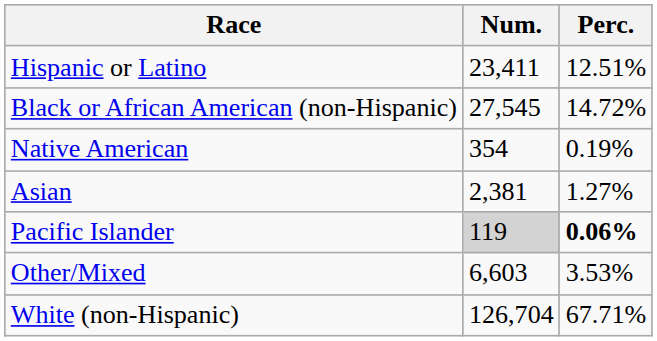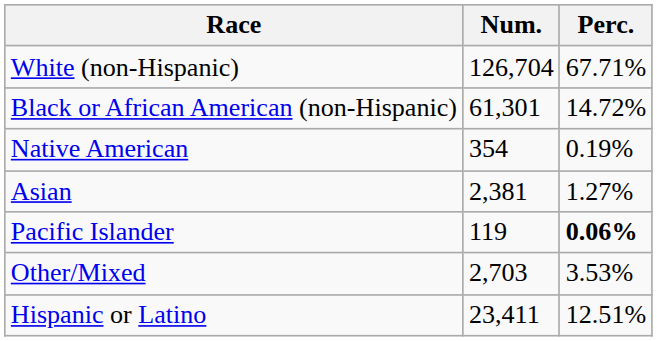rows swapped: (125, 314) <-> (109, 66)
(505, 107) 27,545 -> (505, 107) 61,301
(488, 231) lightgrey background -> (488, 231) no background
(498, 273) 6,603 -> (498, 273) 2,703
